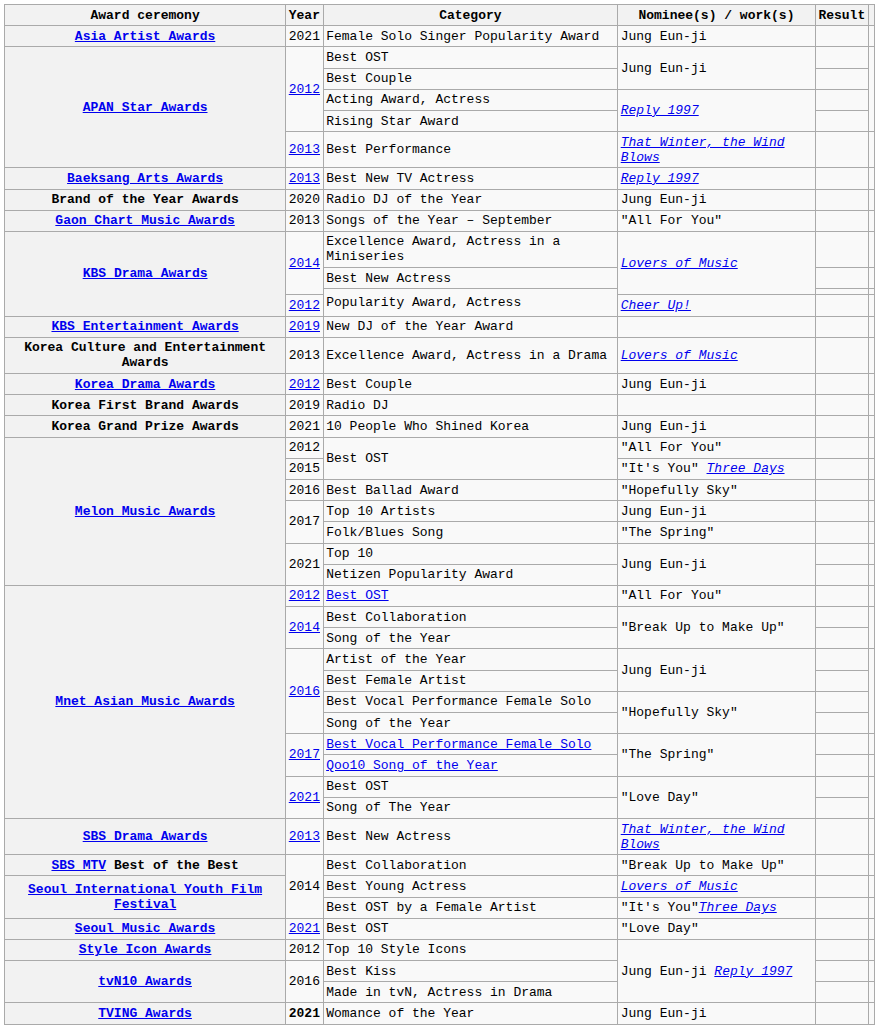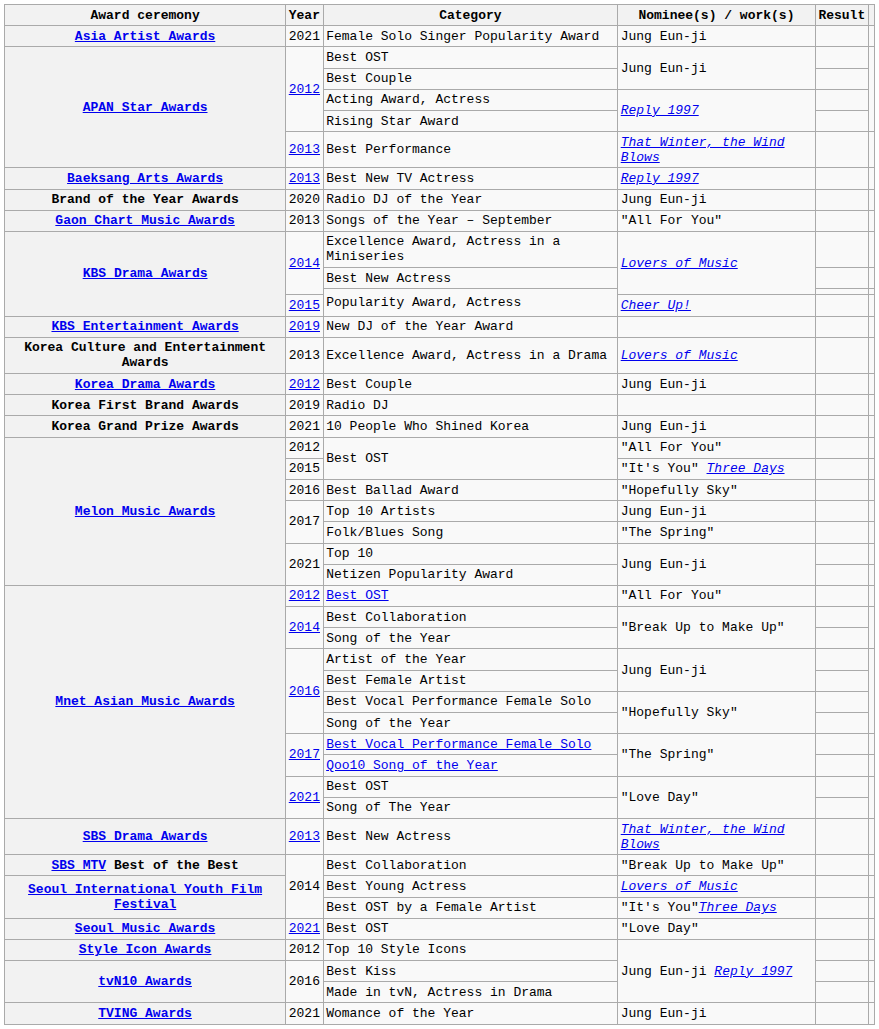(304, 306) 2012 -> (304, 306) 2015
(304, 1014) bold -> (304, 1014) normal
